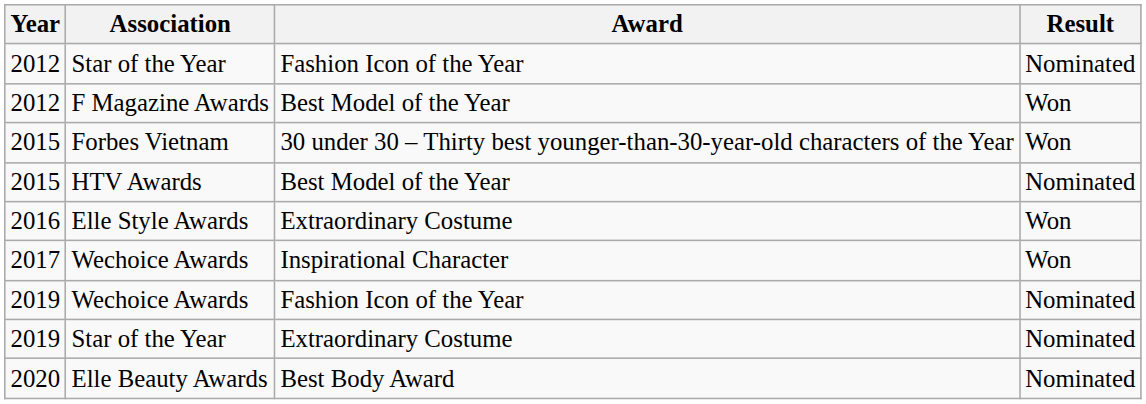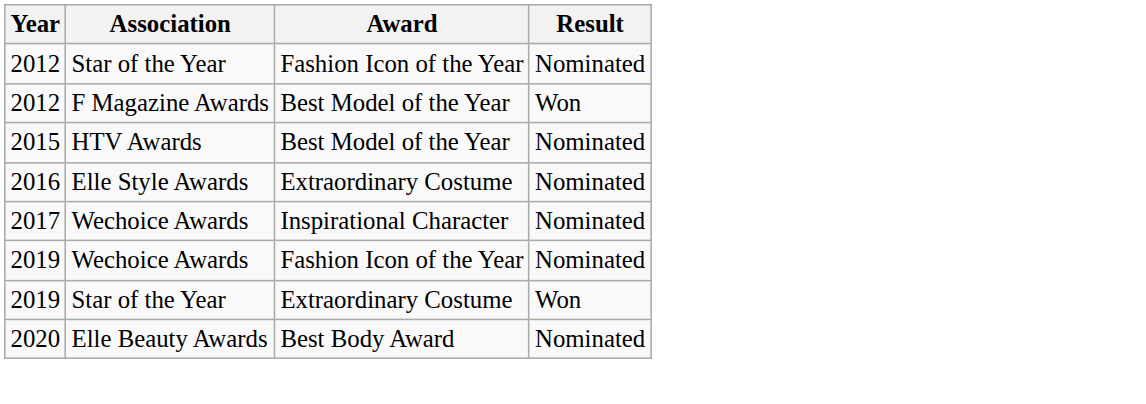- row: (35, 142)
(1048, 220) Won -> (590, 181) Nominated
(1048, 260) Won -> (590, 220) Nominated
(1080, 338) Nominated -> (558, 299) Won
